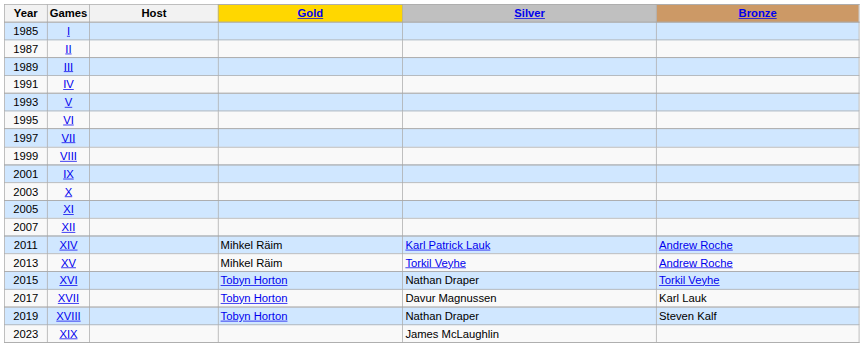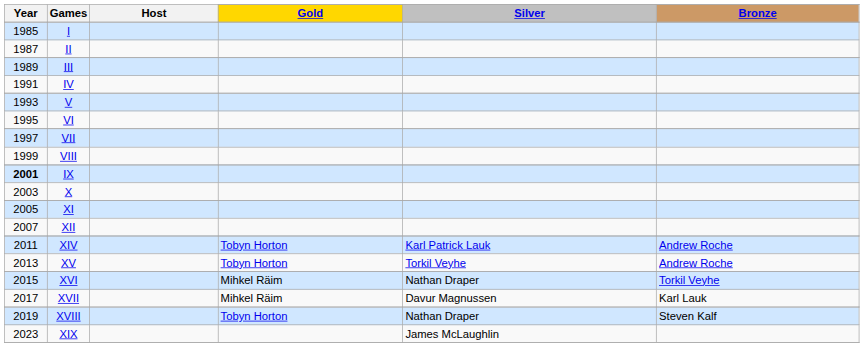(26, 174) normal -> (26, 174) bold
(252, 245) Mihkel Räim -> (254, 245) Tobyn Horton
(252, 263) Mihkel Räim -> (254, 263) Tobyn Horton
(254, 281) Tobyn Horton -> (252, 281) Mihkel Räim
(254, 298) Tobyn Horton -> (252, 298) Mihkel Räim
